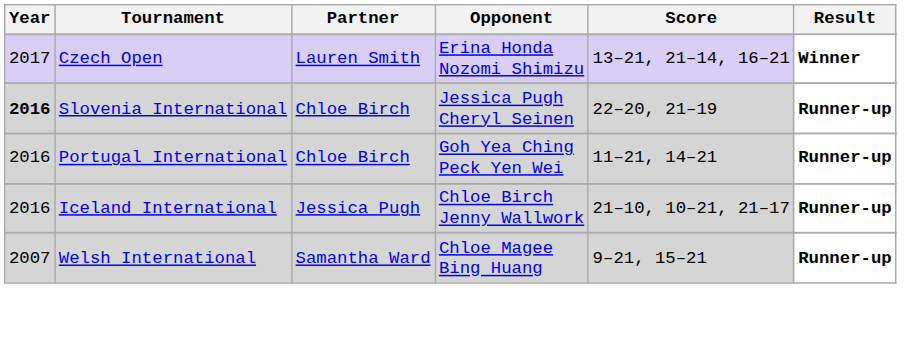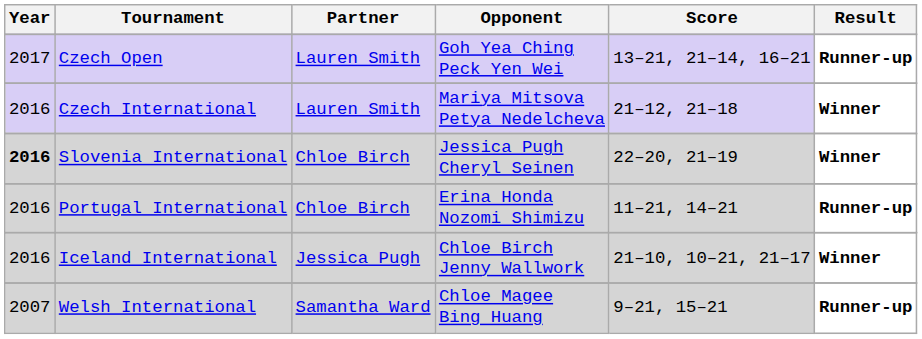(512, 58) Erina Honda Nozomi Shimizu -> (506, 58) Goh Yea Ching Peck Yen Wei
(829, 58) Winner -> (866, 58) Runner-up
+ row: (157, 108)
(845, 108) Runner-up -> (850, 158) Winner
(506, 158) Goh Yea Ching Peck Yen Wei -> (512, 208) Erina Honda Nozomi Shimizu
(845, 208) Runner-up -> (850, 258) Winner
